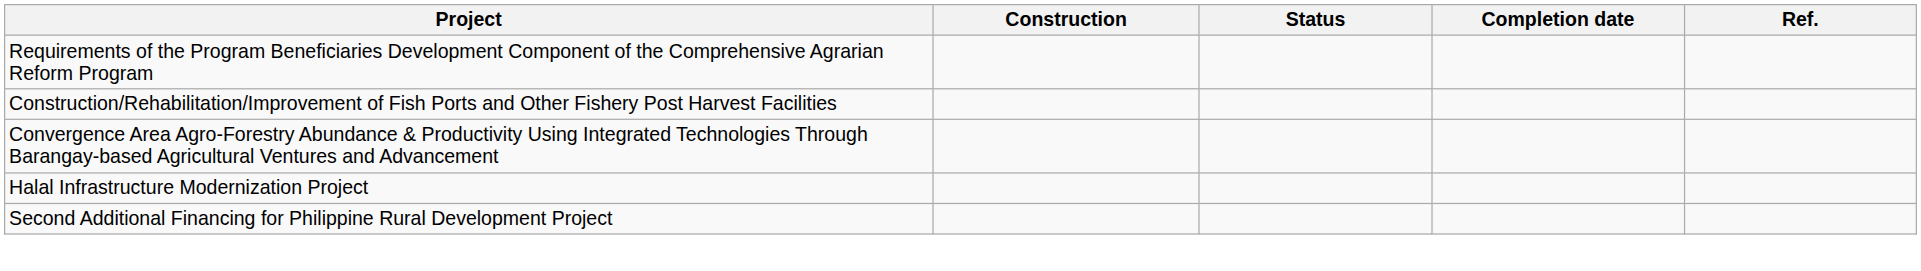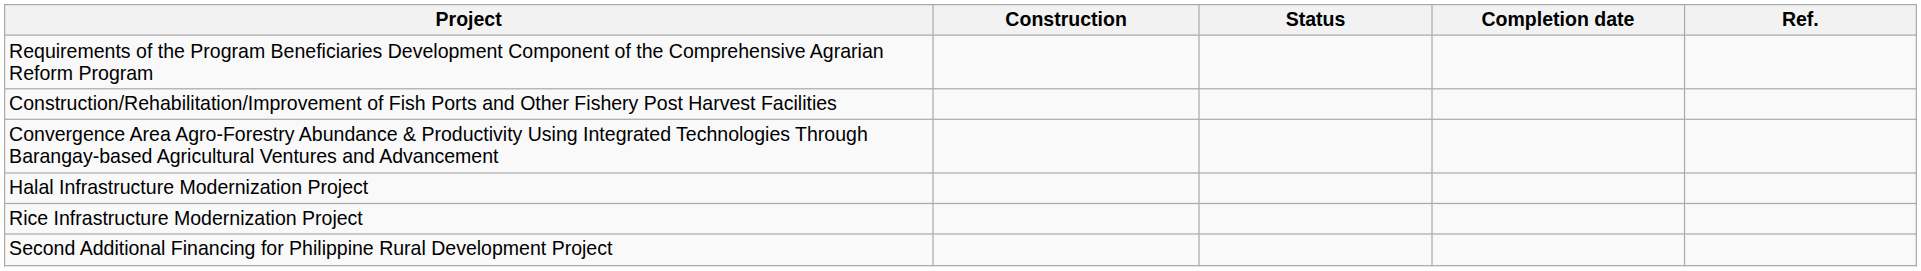+ row: (186, 218)
